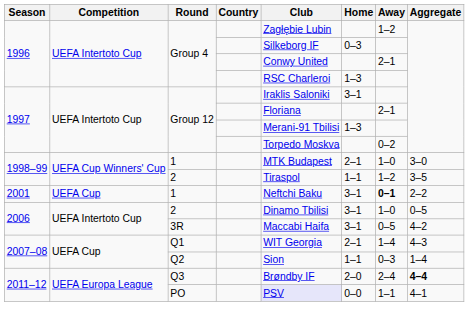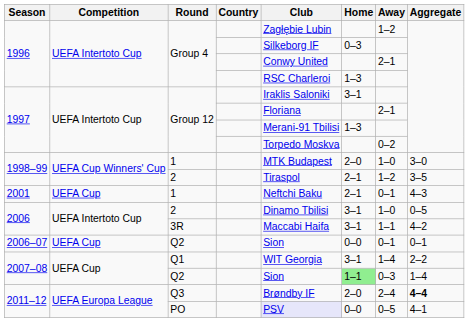(353, 161) 2–1 -> (353, 161) 2–0
(353, 177) 1–1 -> (353, 177) 2–1
(353, 194) 3–1 -> (353, 194) 2–1
(387, 194) bold -> (387, 194) normal
(418, 194) 2–2 -> (418, 194) 4–3
(387, 227) 0–5 -> (387, 227) 1–1
+ row: (27, 243)
(353, 243) 2–1 -> (353, 260) 3–1
(418, 243) 4–3 -> (418, 260) 2–2
(353, 260) no background -> (353, 276) lightgreen background
(387, 293) 1–1 -> (387, 309) 0–5
